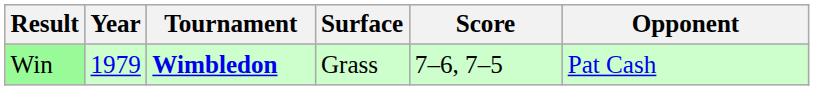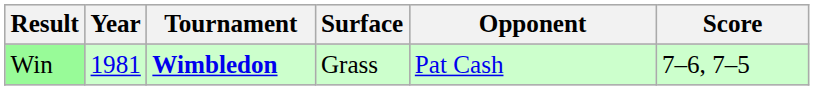columns swapped: (685, 24) <-> (485, 24)
(116, 64) 1979 -> (116, 64) 1981
